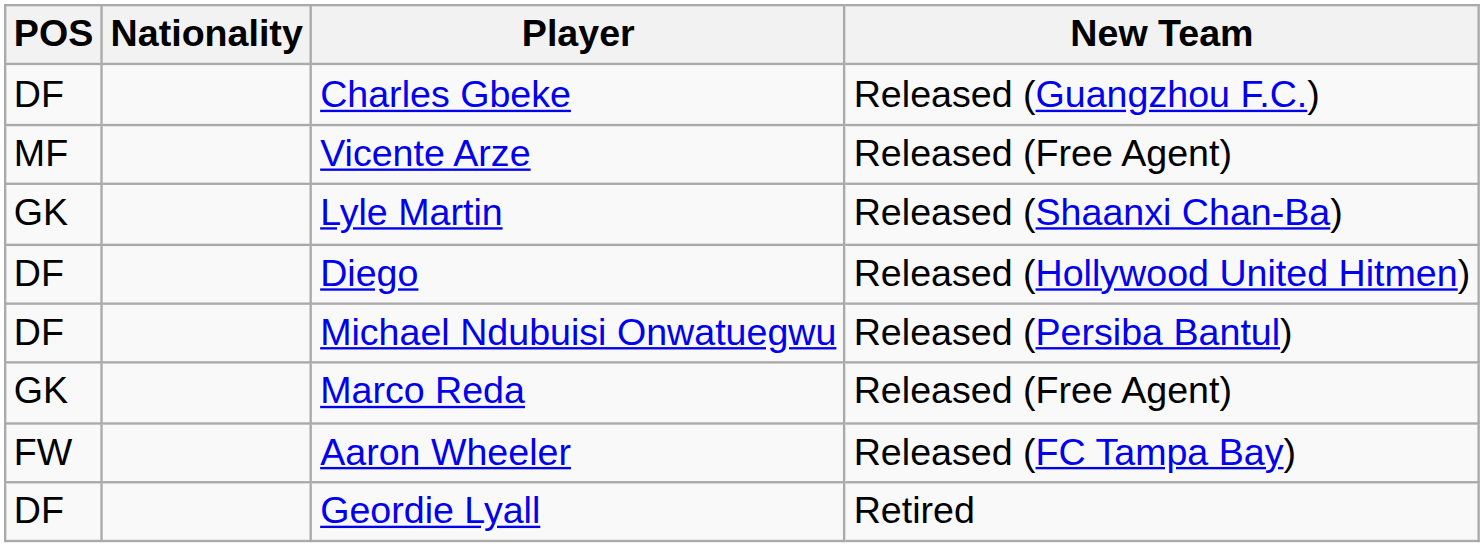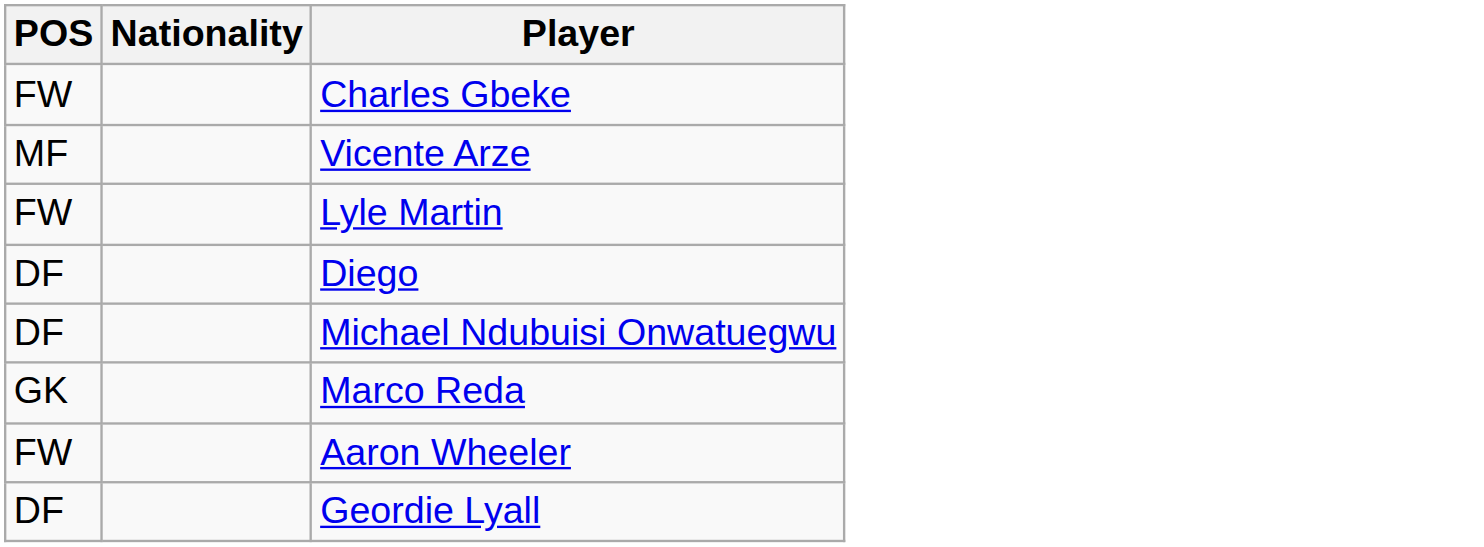- column: (1162, 34)
(39, 93) DF -> (43, 93) FW
(41, 213) GK -> (43, 213) FW
